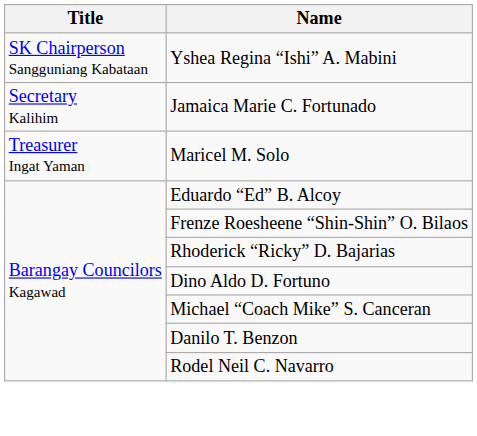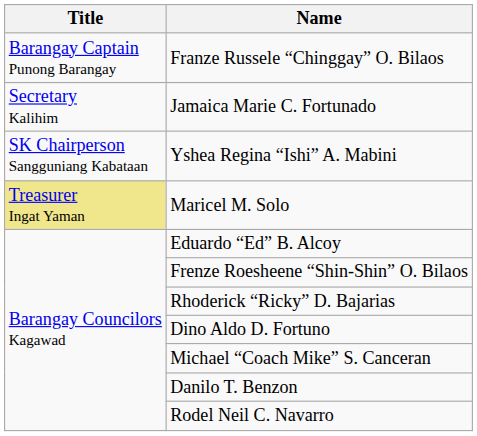+ row: (307, 57)
rows swapped: (283, 57) <-> (273, 106)
(47, 155) no background -> (47, 204) khaki background
